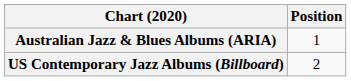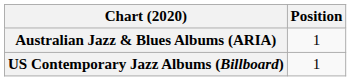(317, 64) 2 -> (317, 64) 1
